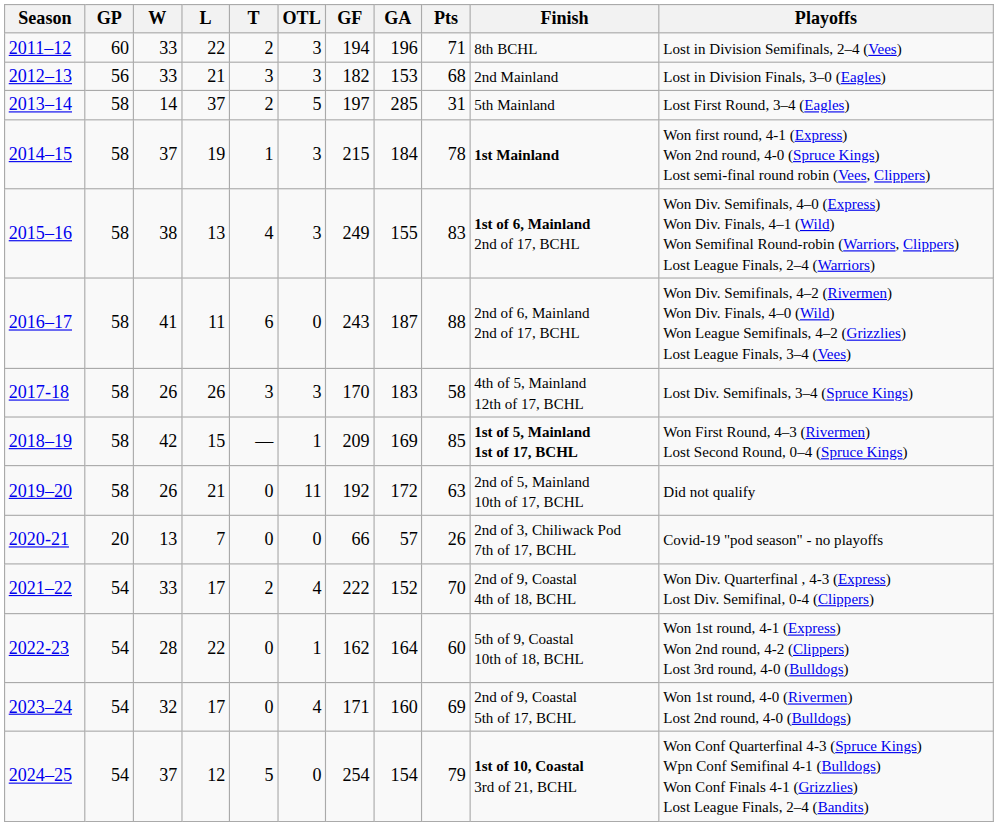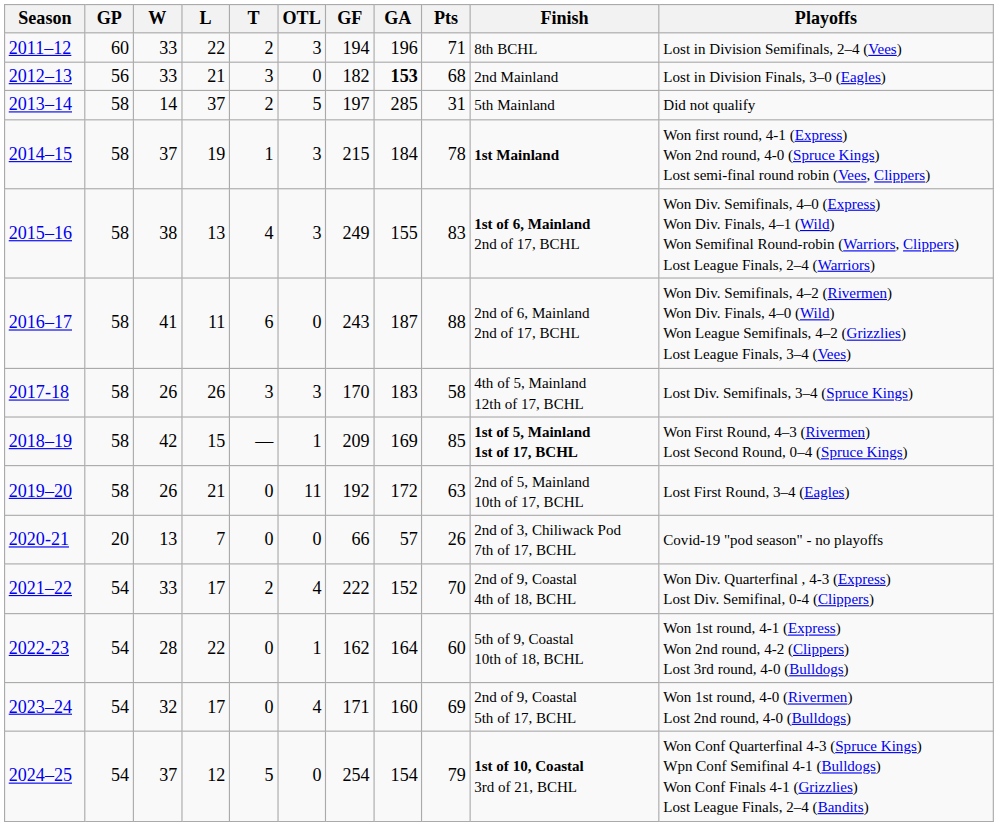(317, 76) 3 -> (317, 76) 0
(404, 76) normal -> (404, 76) bold
(756, 105) Lost First Round, 3–4 (Eagles) -> (709, 105) Did not qualify
(709, 491) Did not qualify -> (756, 491) Lost First Round, 3–4 (Eagles)
